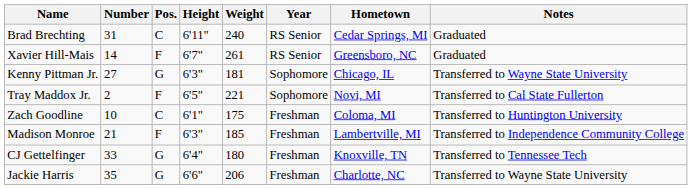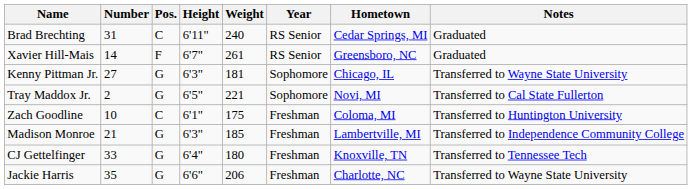(158, 94) F -> (159, 94) G
(158, 134) F -> (159, 134) G
